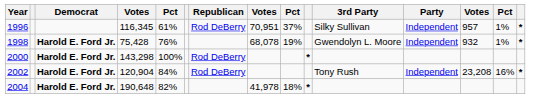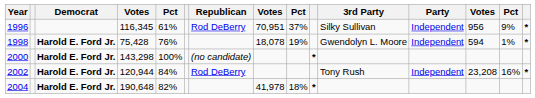(470, 27) 957 -> (476, 27) 956
(502, 27) 1% -> (508, 27) 9%
(264, 42) 68,078 -> (270, 42) 18,078
(470, 42) 932 -> (476, 42) 594
(218, 57) Rod DeBerry -> (221, 57) (no candidate)
(137, 71) 120,904 -> (137, 71) 120,944
